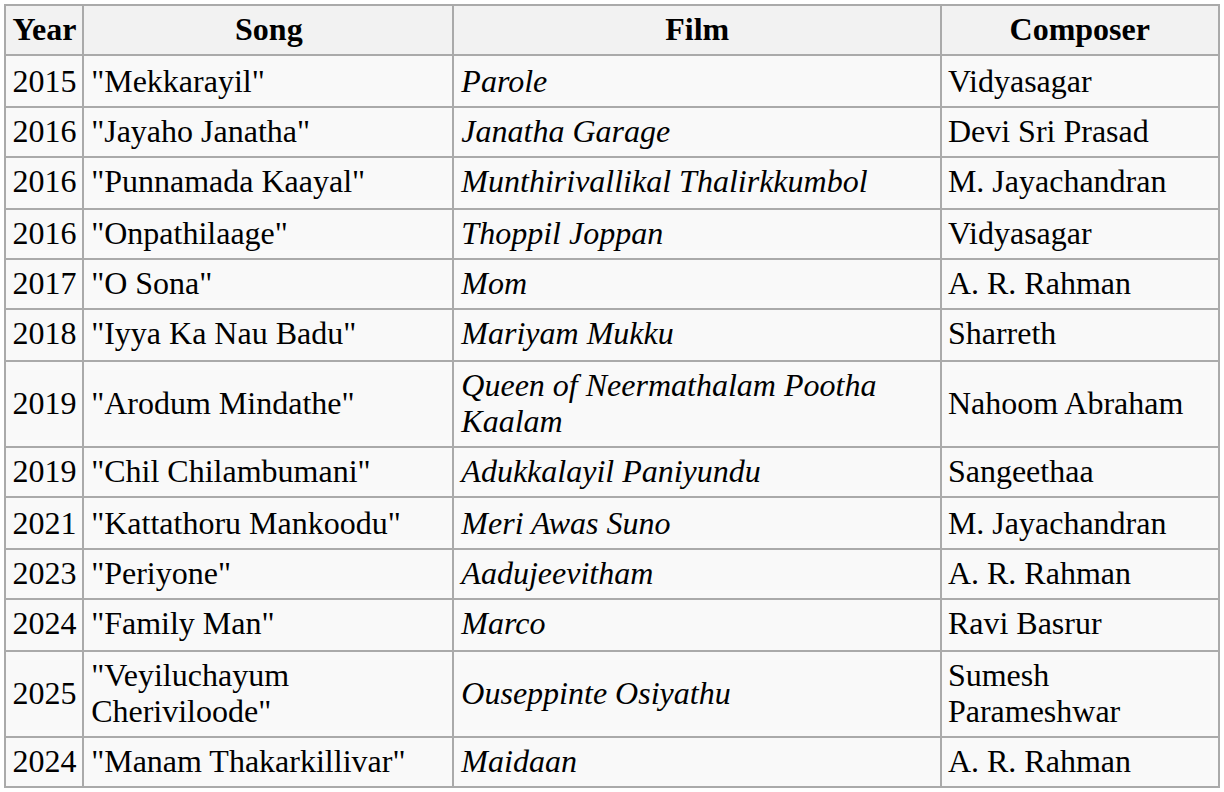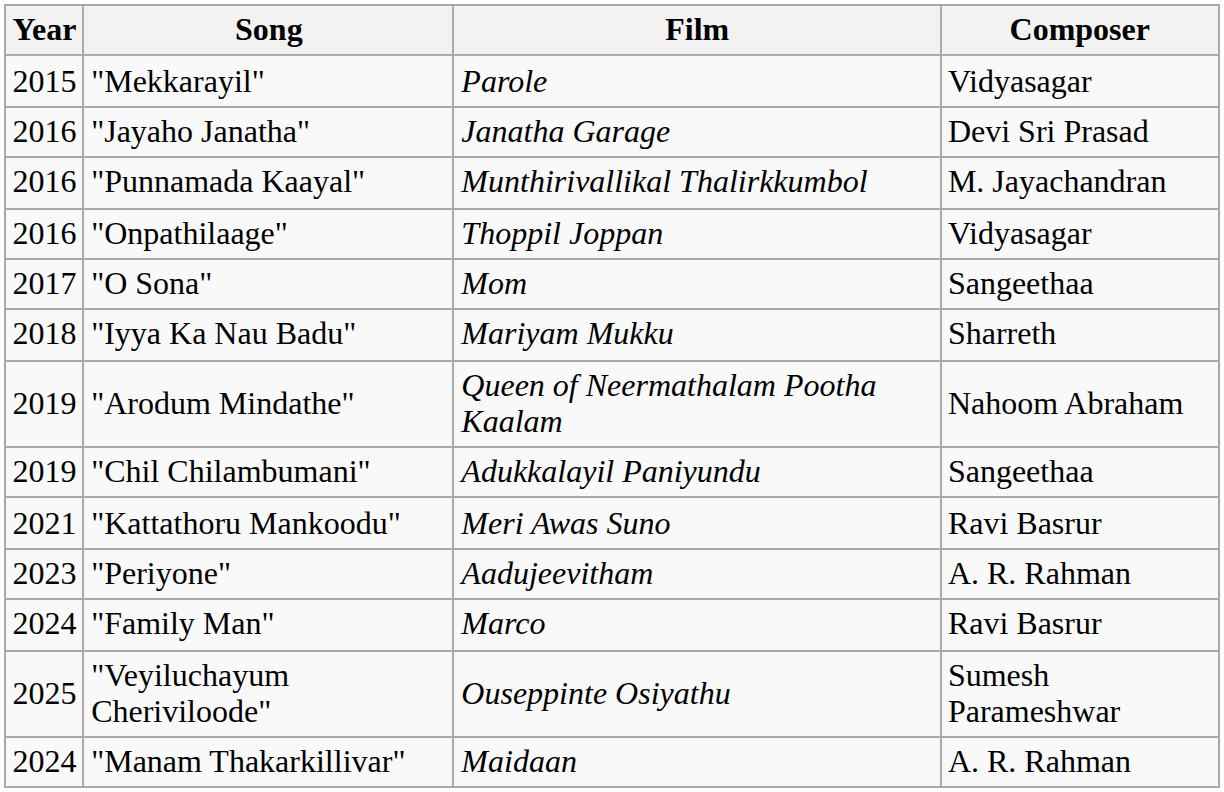(1039, 283) A. R. Rahman -> (1021, 283) Sangeethaa
(1057, 522) M. Jayachandran -> (1025, 522) Ravi Basrur
